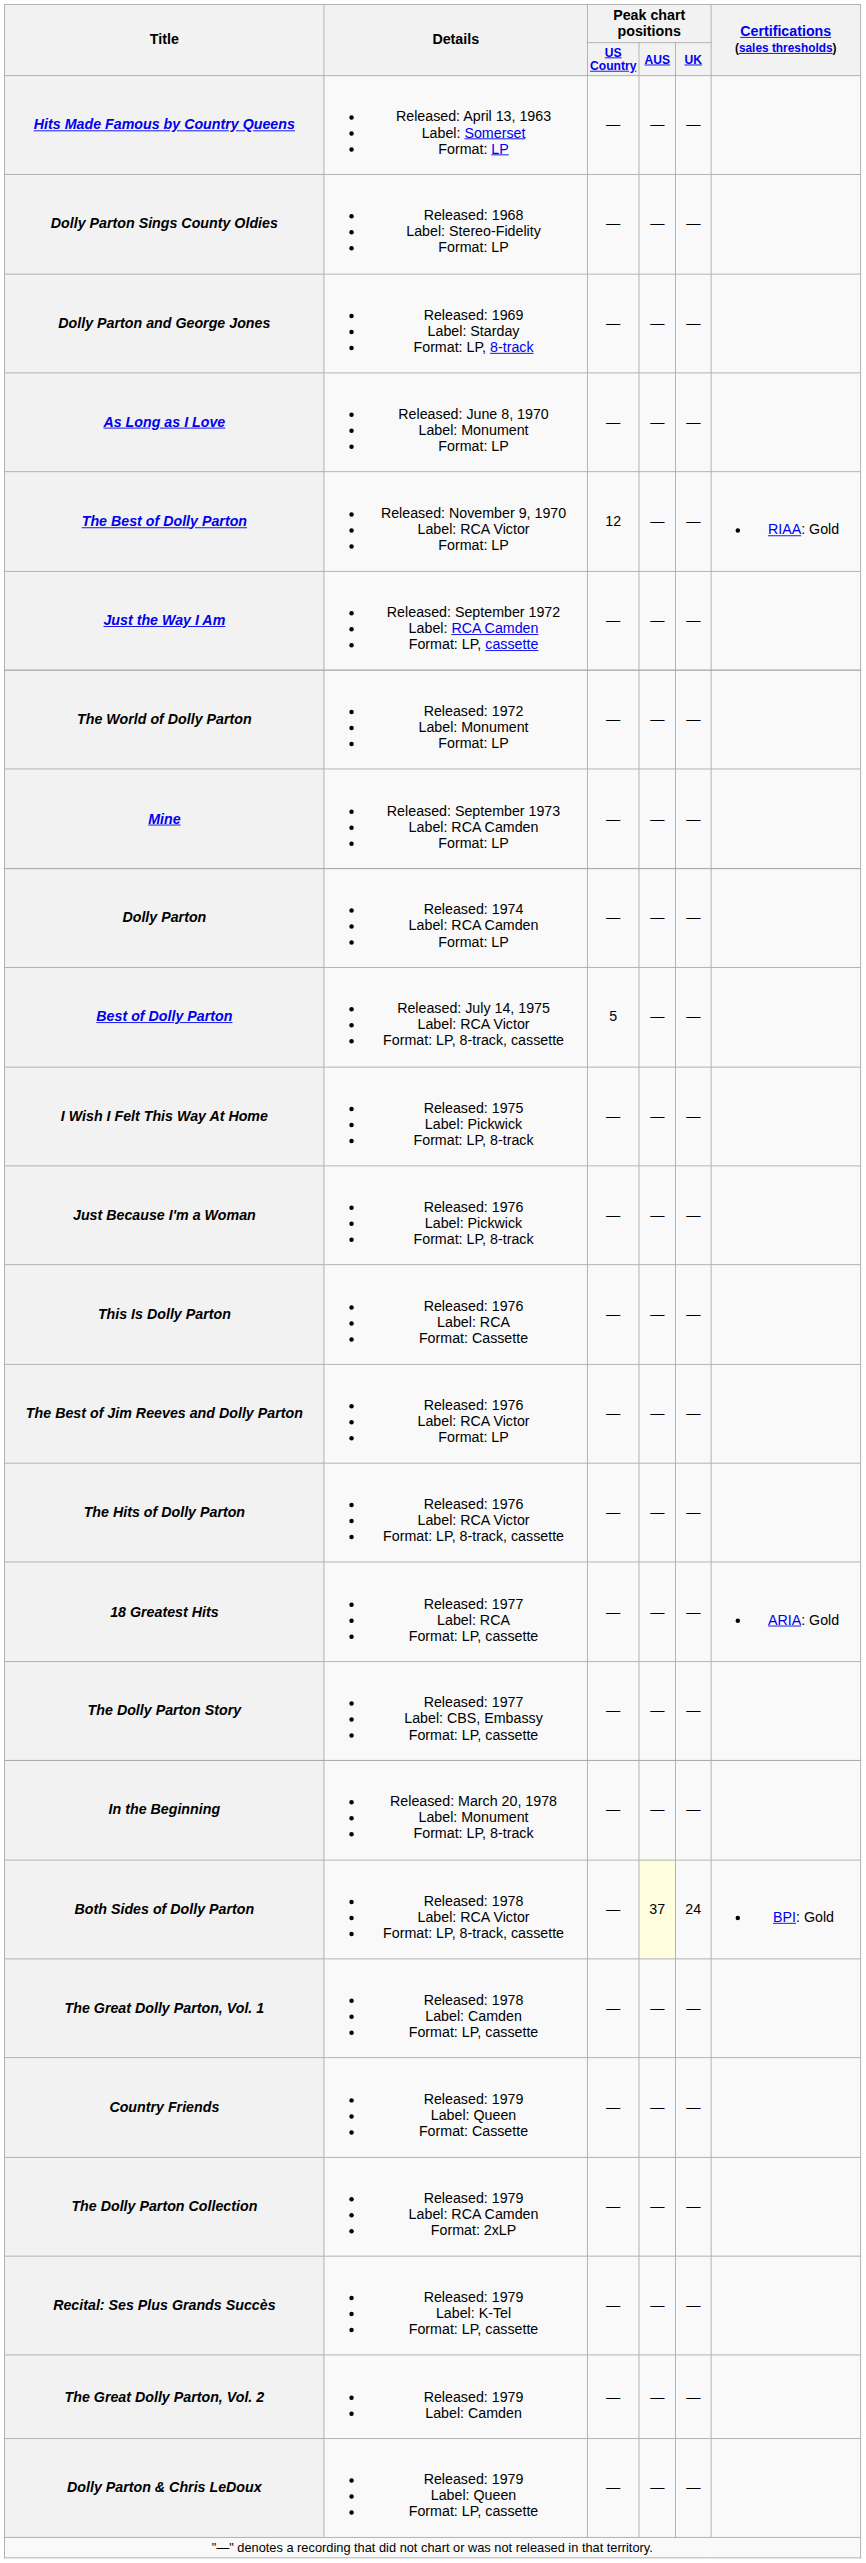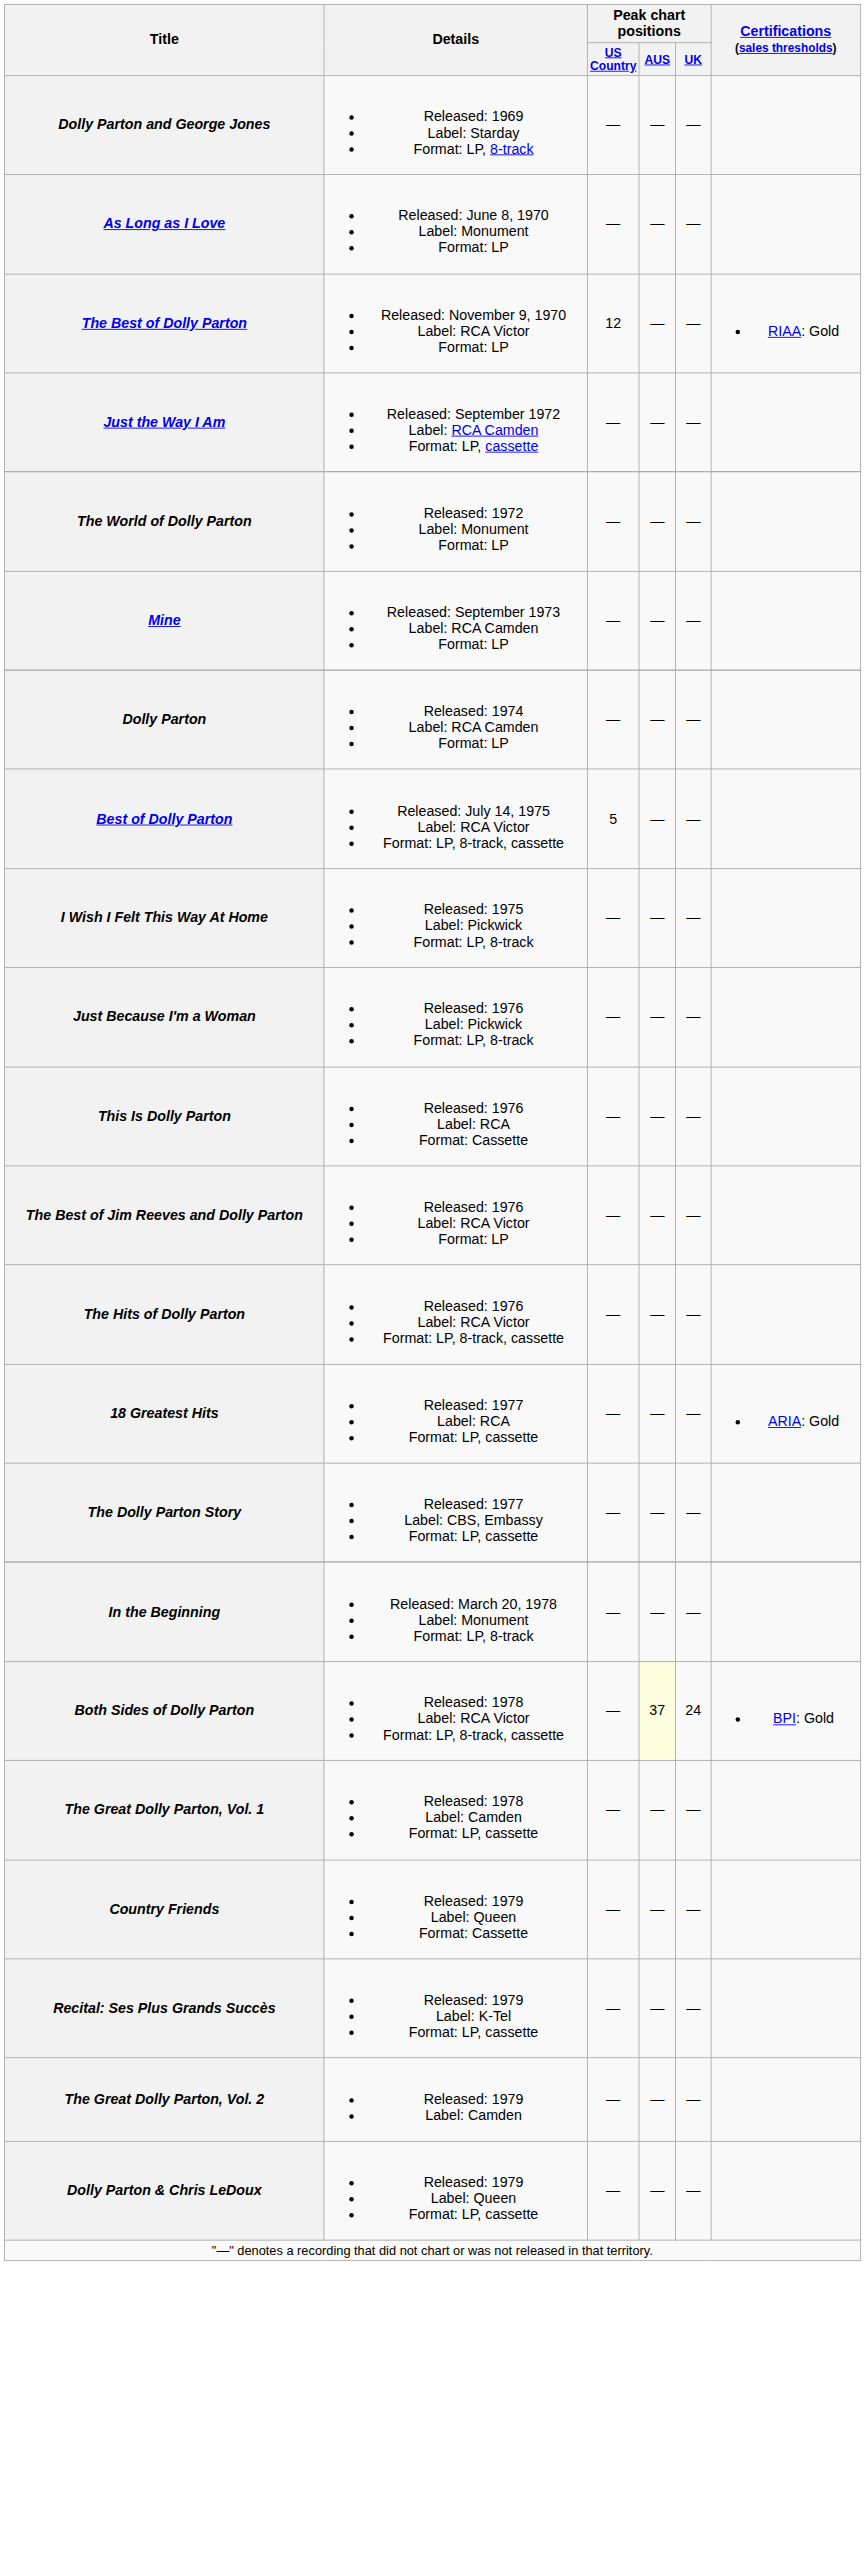- row: (164, 125)
- row: (164, 224)
- row: (164, 2206)
